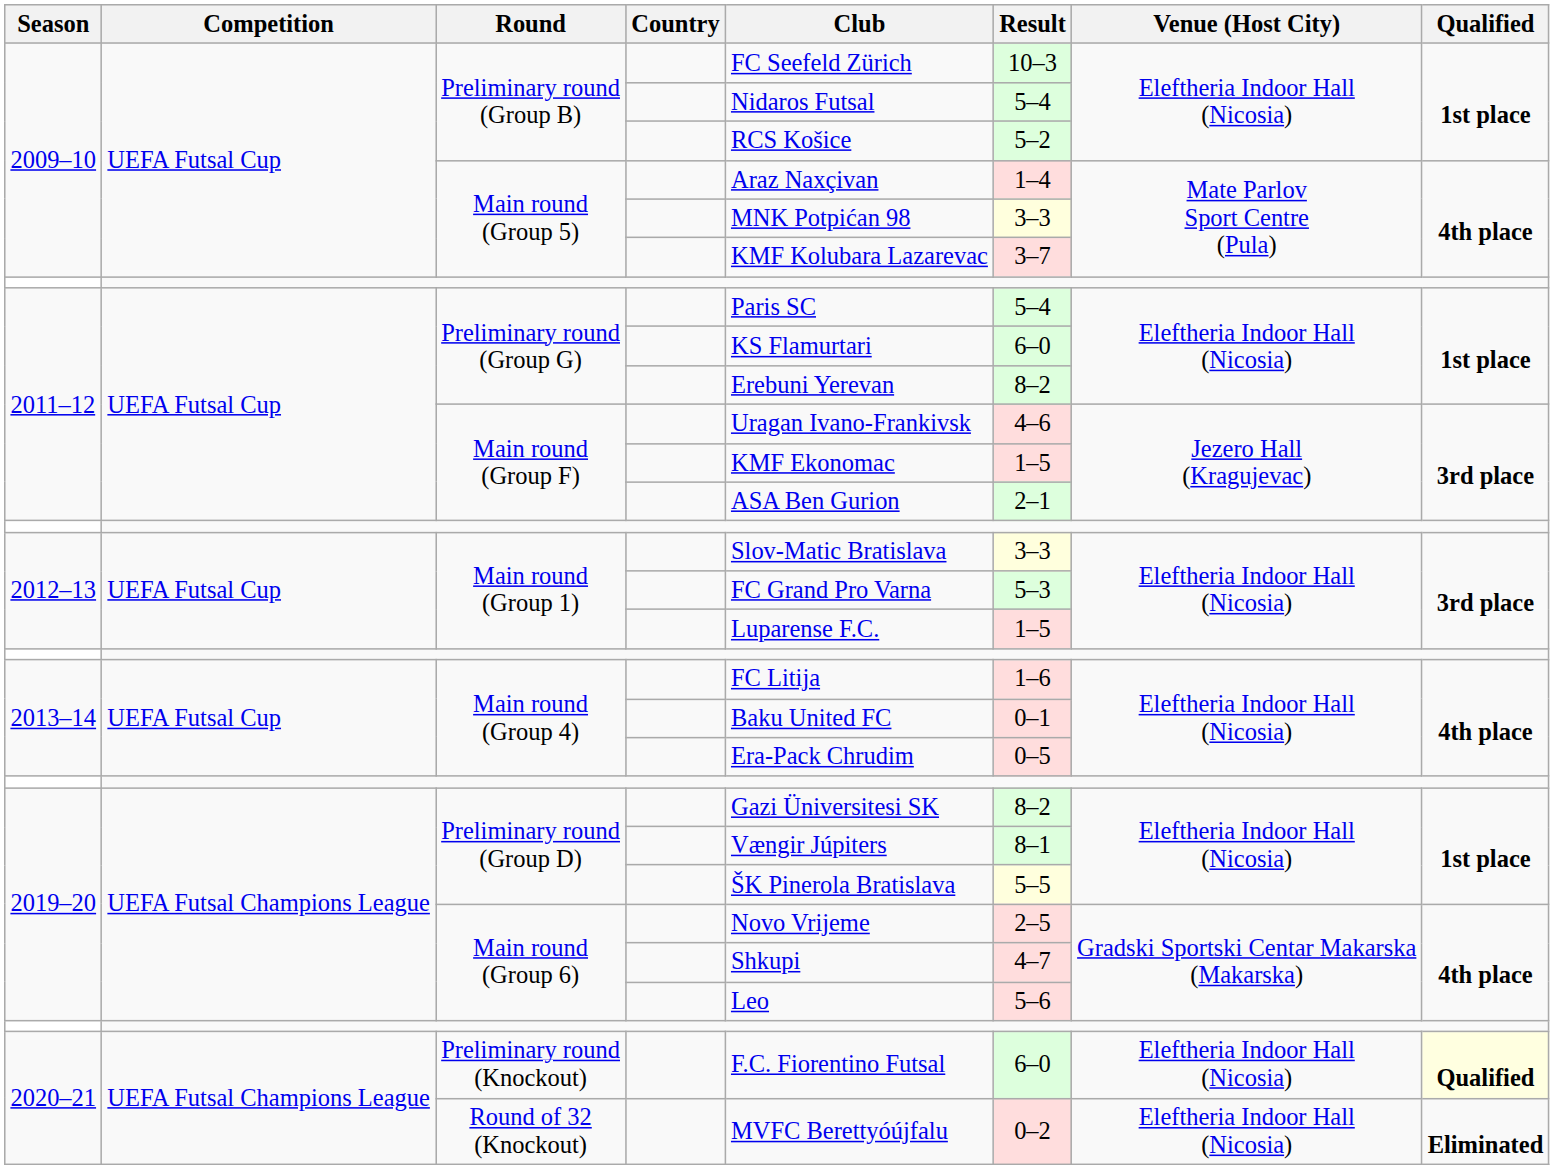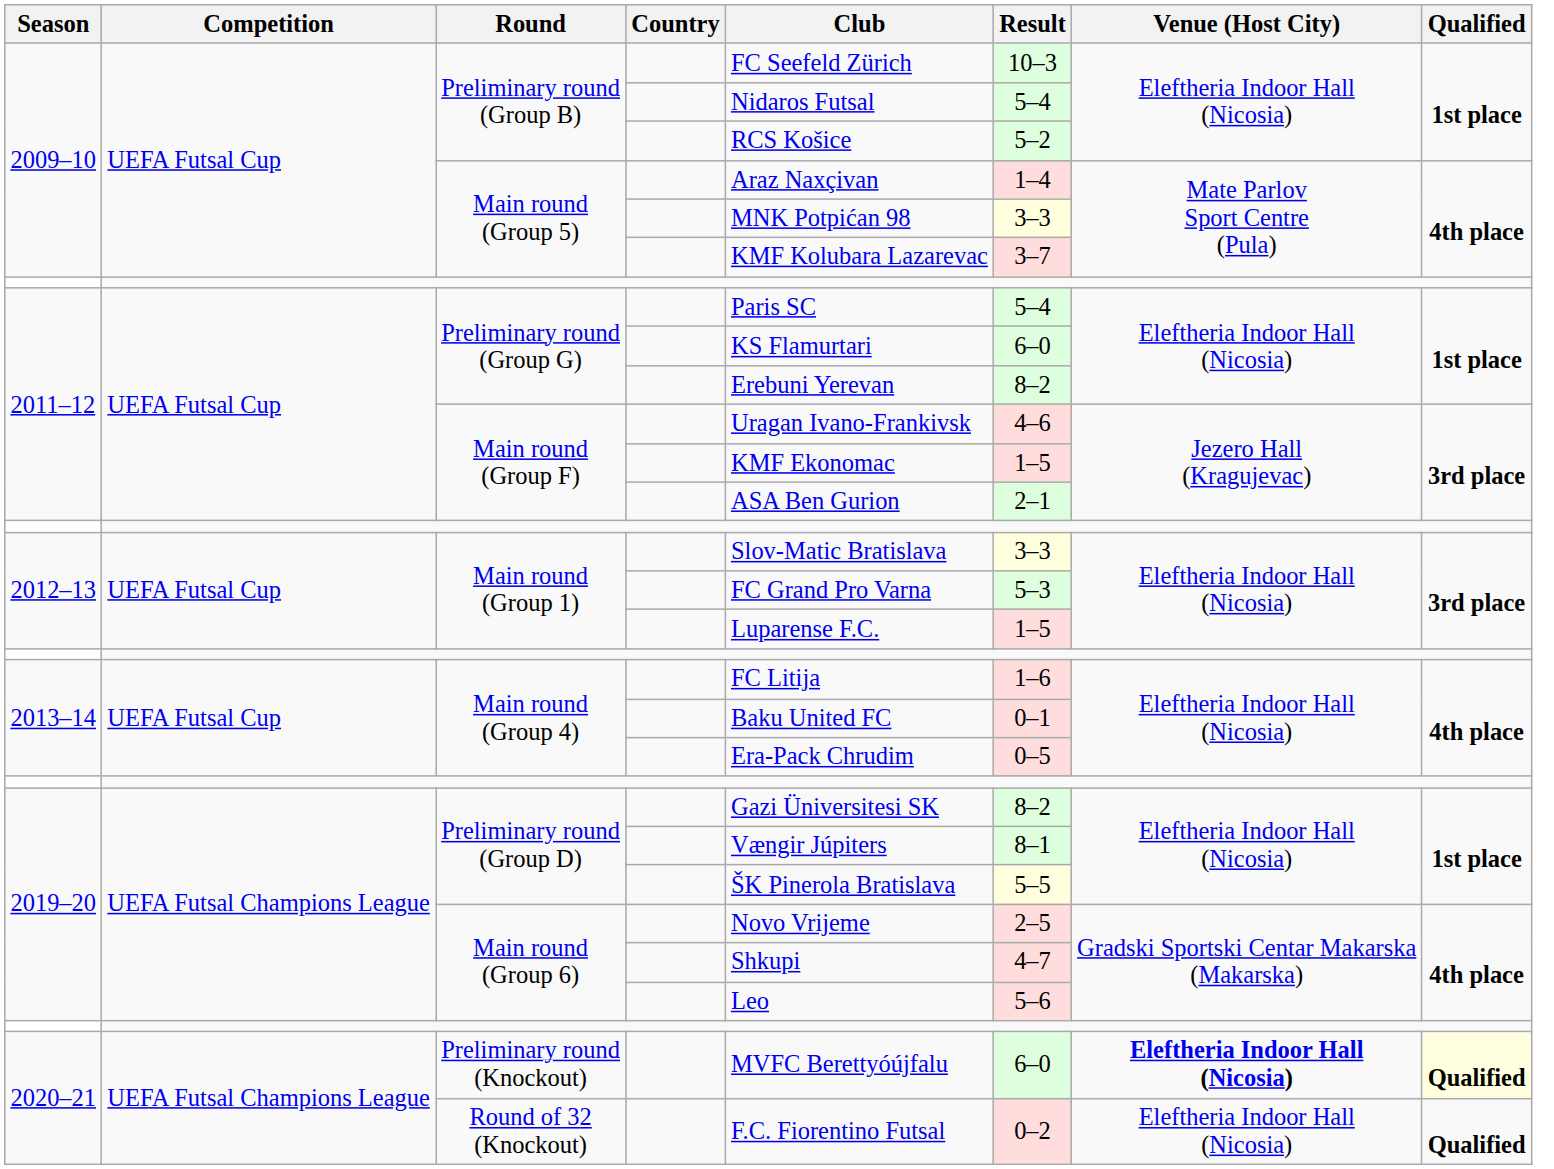(838, 1064) F.C. Fiorentino Futsal -> (839, 1064) MVFC Berettyóújfalu
(1247, 1064) normal -> (1247, 1064) bold
(839, 1131) MVFC Berettyóújfalu -> (838, 1131) F.C. Fiorentino Futsal
(1485, 1144) Eliminated -> (1477, 1144) Qualified
